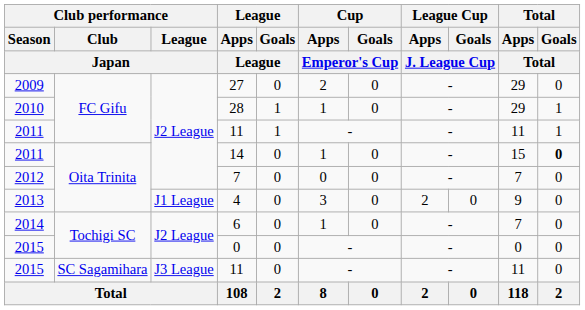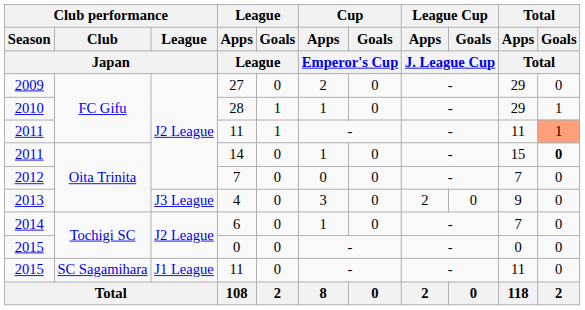(559, 131) no background -> (559, 131) lightsalmon background
(184, 200) J1 League -> (184, 200) J3 League
(184, 270) J3 League -> (184, 270) J1 League
